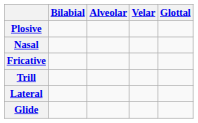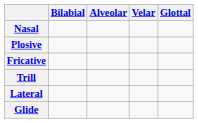rows swapped: (26, 28) <-> (26, 45)
